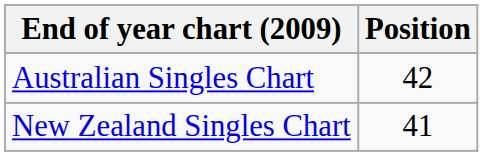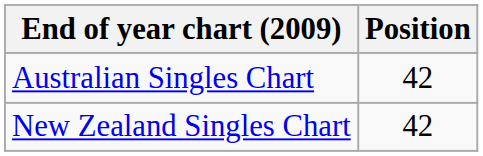(418, 126) 41 -> (418, 126) 42
